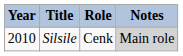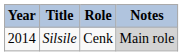(22, 38) 2010 -> (22, 38) 2014
